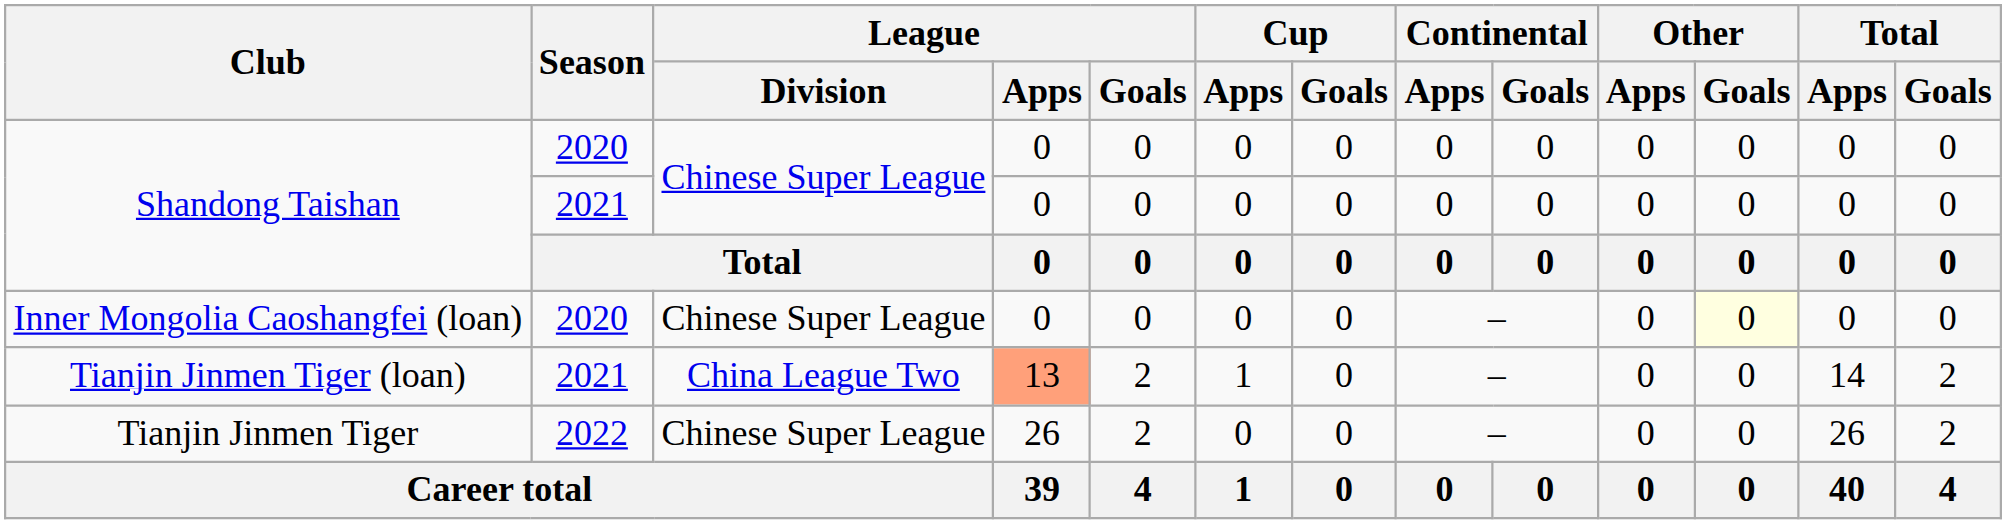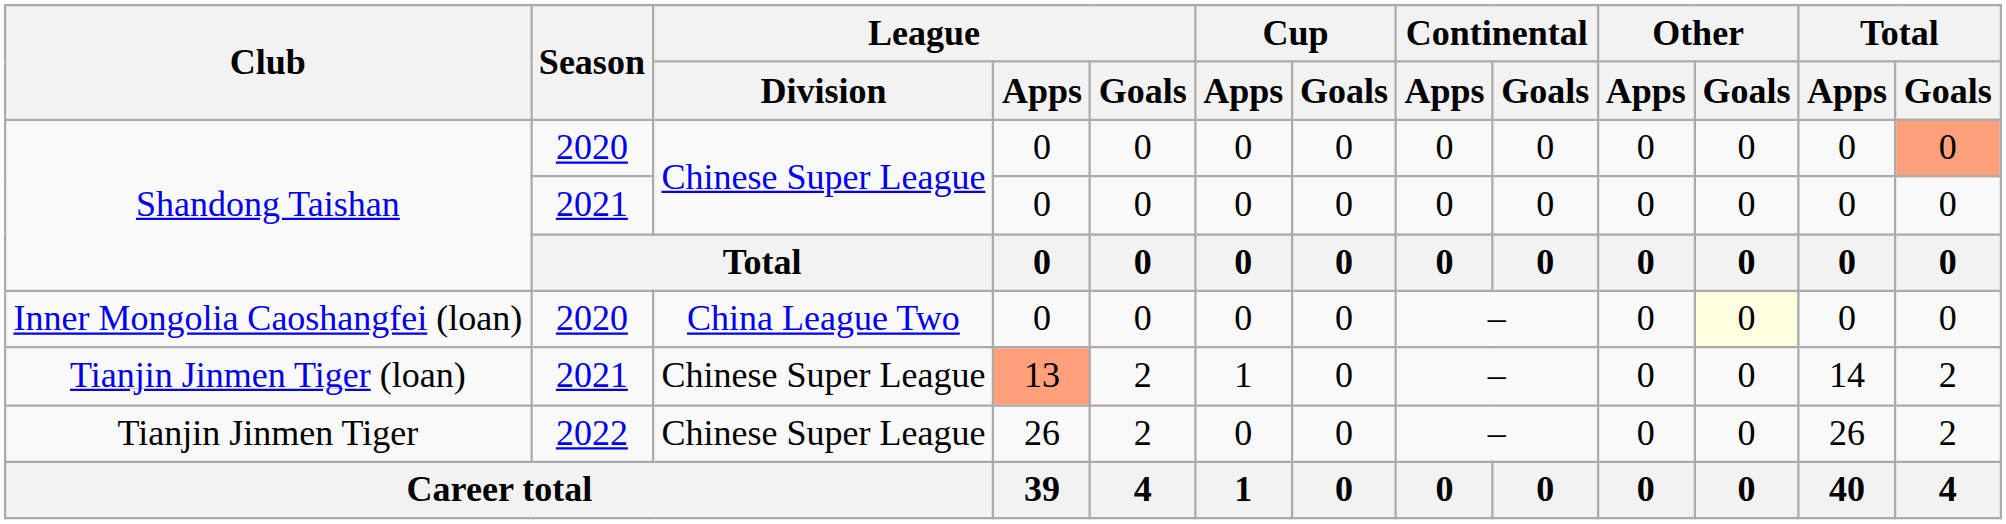(1948, 147) no background -> (1948, 147) lightsalmon background
(823, 318) Chinese Super League -> (823, 318) China League Two
(823, 375) China League Two -> (823, 375) Chinese Super League
